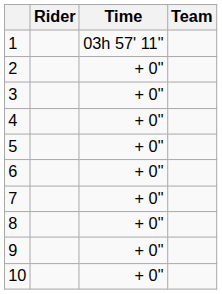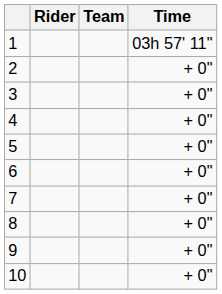columns swapped: (192, 17) <-> (123, 17)
